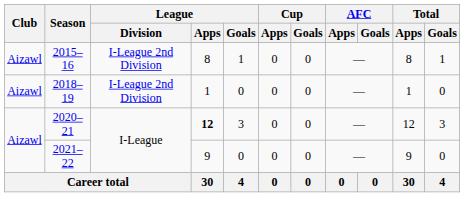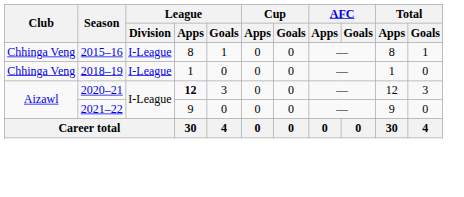(24, 58) Aizawl -> (41, 52) Chhinga Veng
(141, 58) I-League 2nd Division -> (150, 52) I-League
(24, 91) Aizawl -> (41, 71) Chhinga Veng
(141, 91) I-League 2nd Division -> (150, 71) I-League
